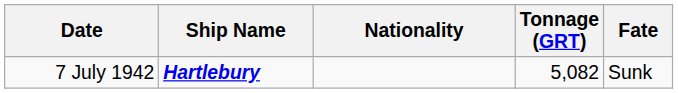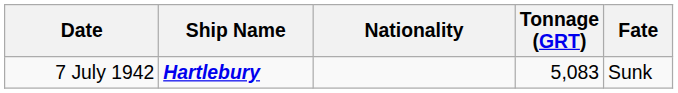(575, 72) 5,082 -> (575, 72) 5,083
